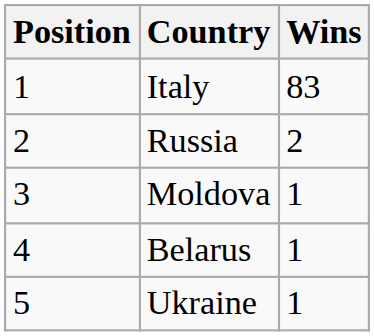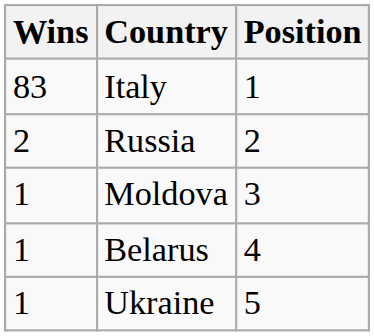columns swapped: (72, 31) <-> (324, 31)
